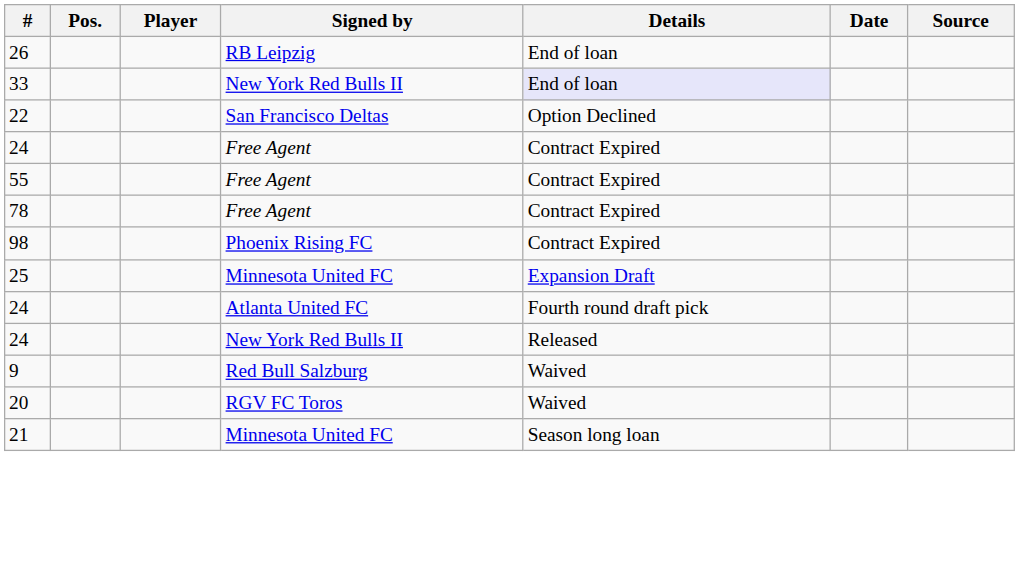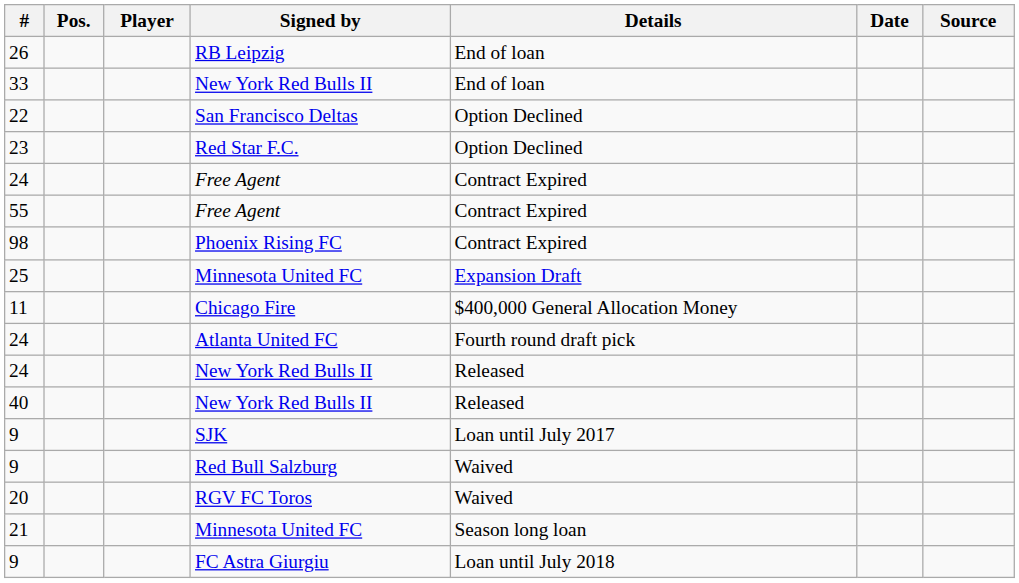(573, 84) lavender background -> (500, 84) no background
+ row: (19, 147)
- row: (19, 211)
+ row: (18, 307)
+ row: (19, 402)
+ row: (14, 434)
+ row: (14, 561)
